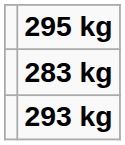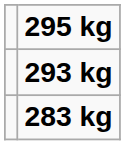rows swapped: (69, 116) <-> (69, 71)
